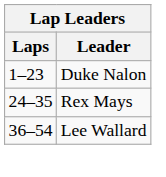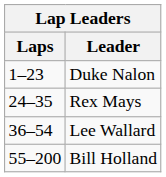+ row: (113, 158)
